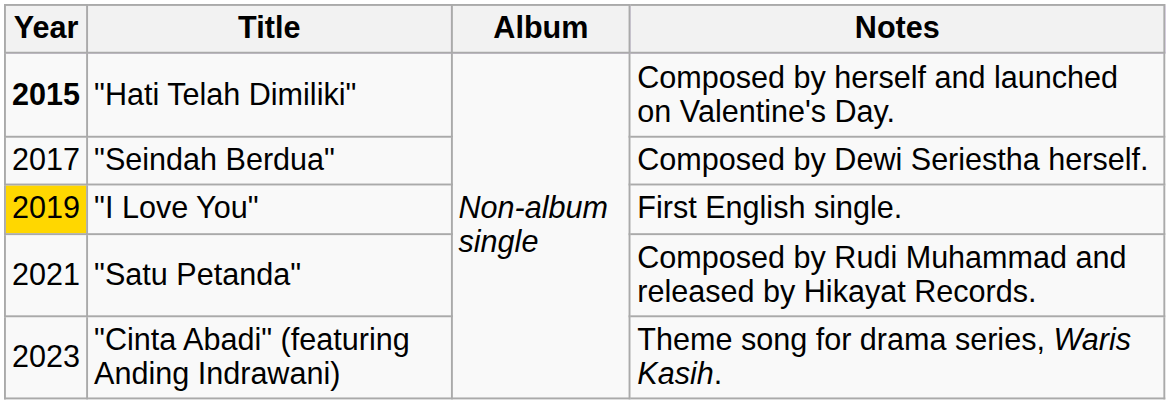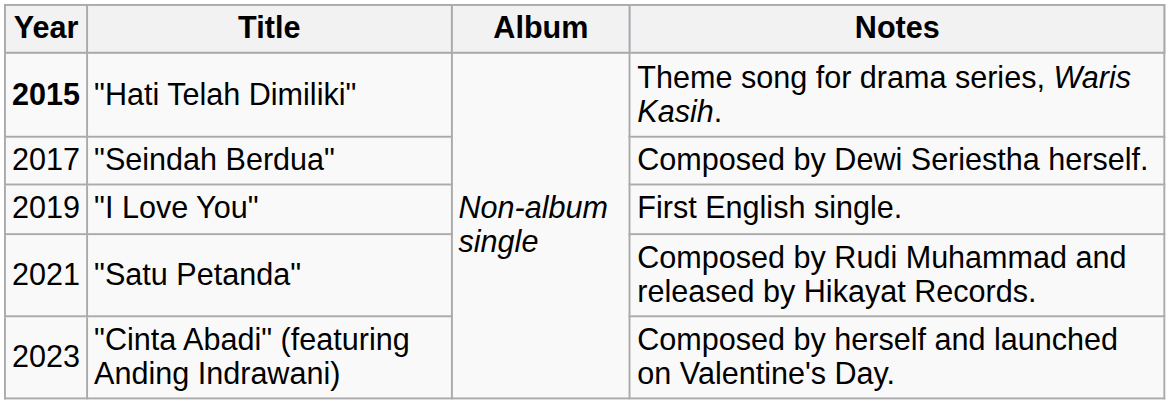(878, 94) Composed by herself and launched on Valentine's Day. -> (884, 94) Theme song for drama series, Waris Kasih.
(46, 208) gold background -> (46, 208) no background
(884, 357) Theme song for drama series, Waris Kasih. -> (878, 357) Composed by herself and launched on Valentine's Day.
